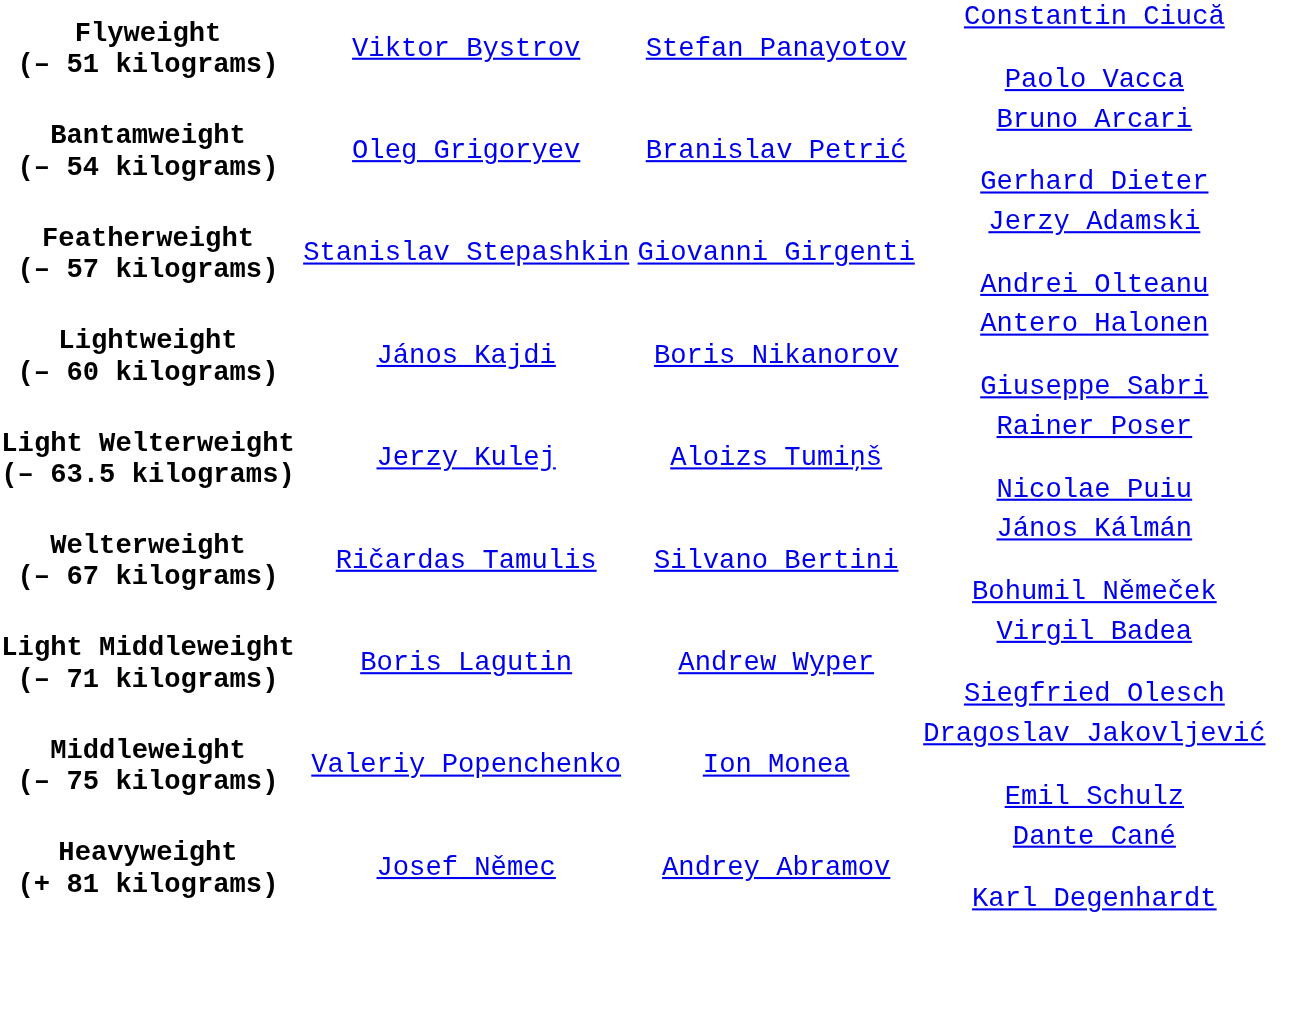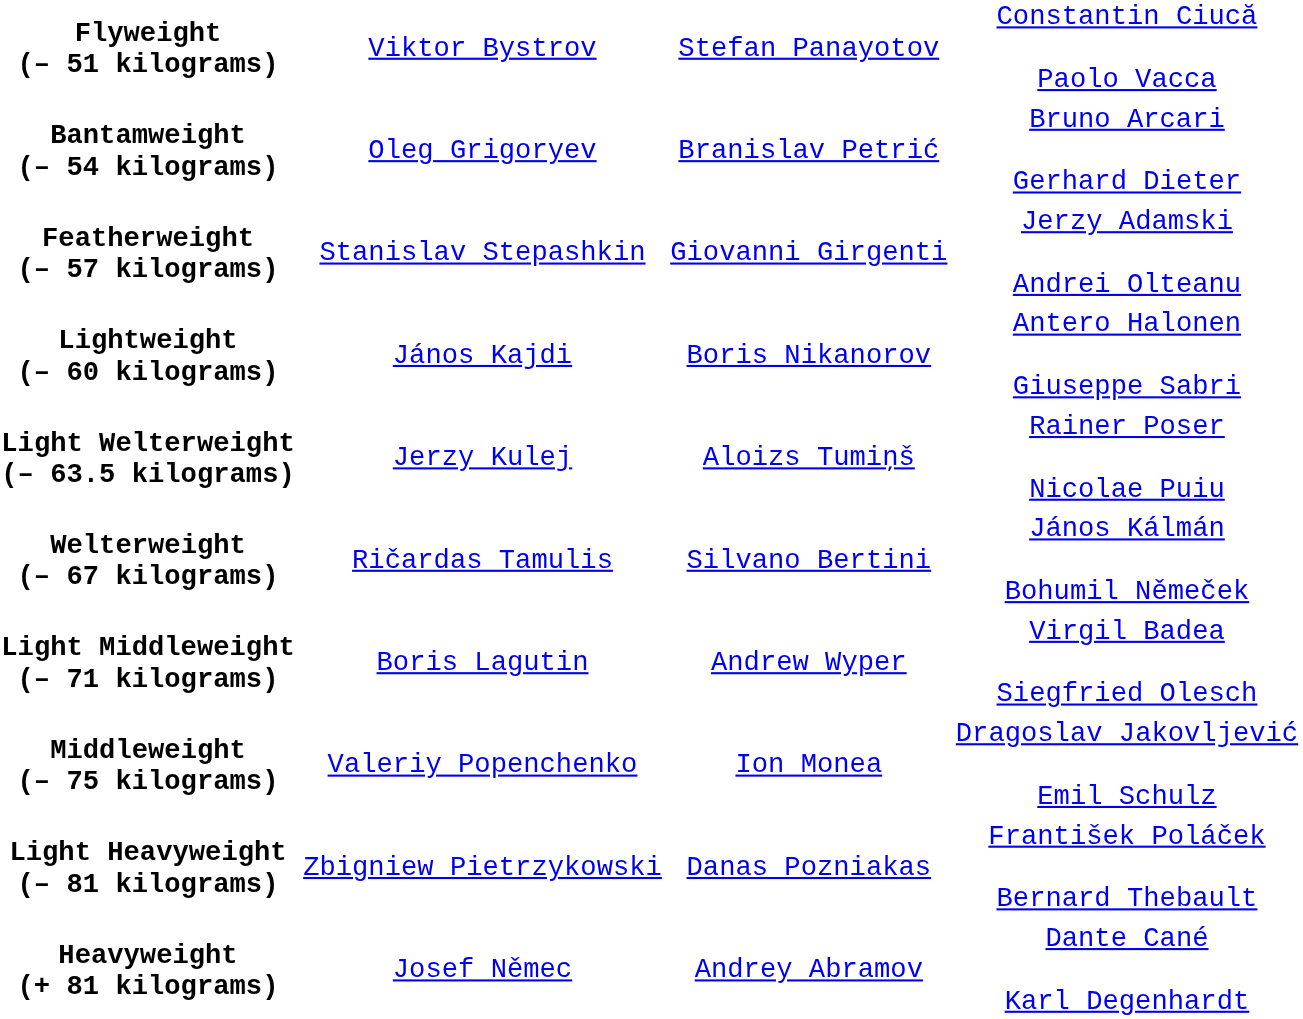+ row: (148, 868)
